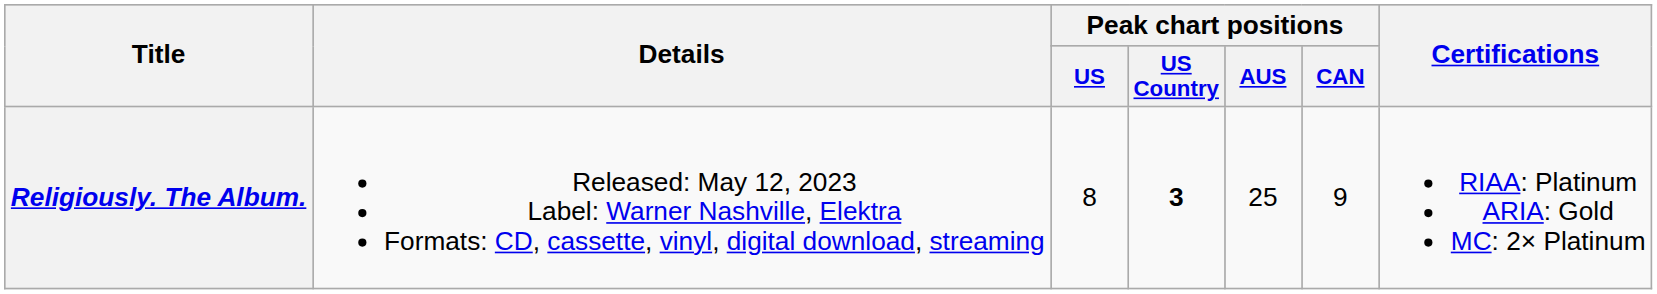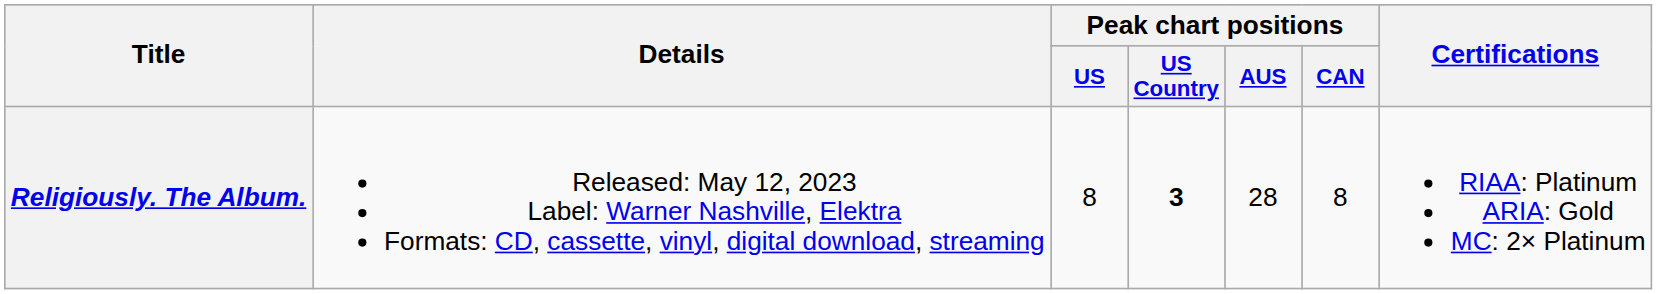(1263, 197) 25 -> (1263, 197) 28
(1340, 197) 9 -> (1340, 197) 8
